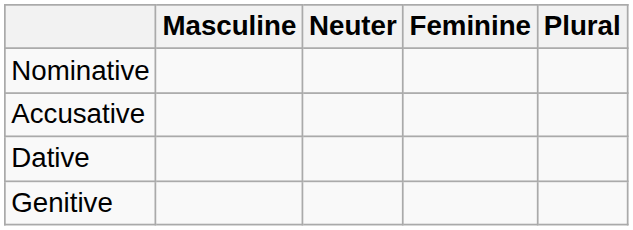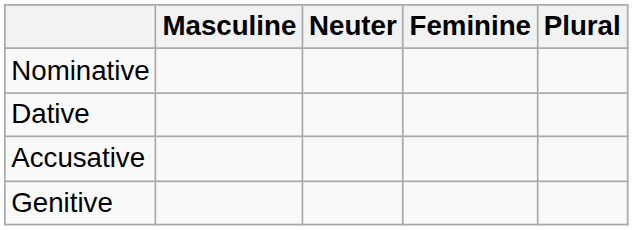rows swapped: (78, 114) <-> (50, 158)
